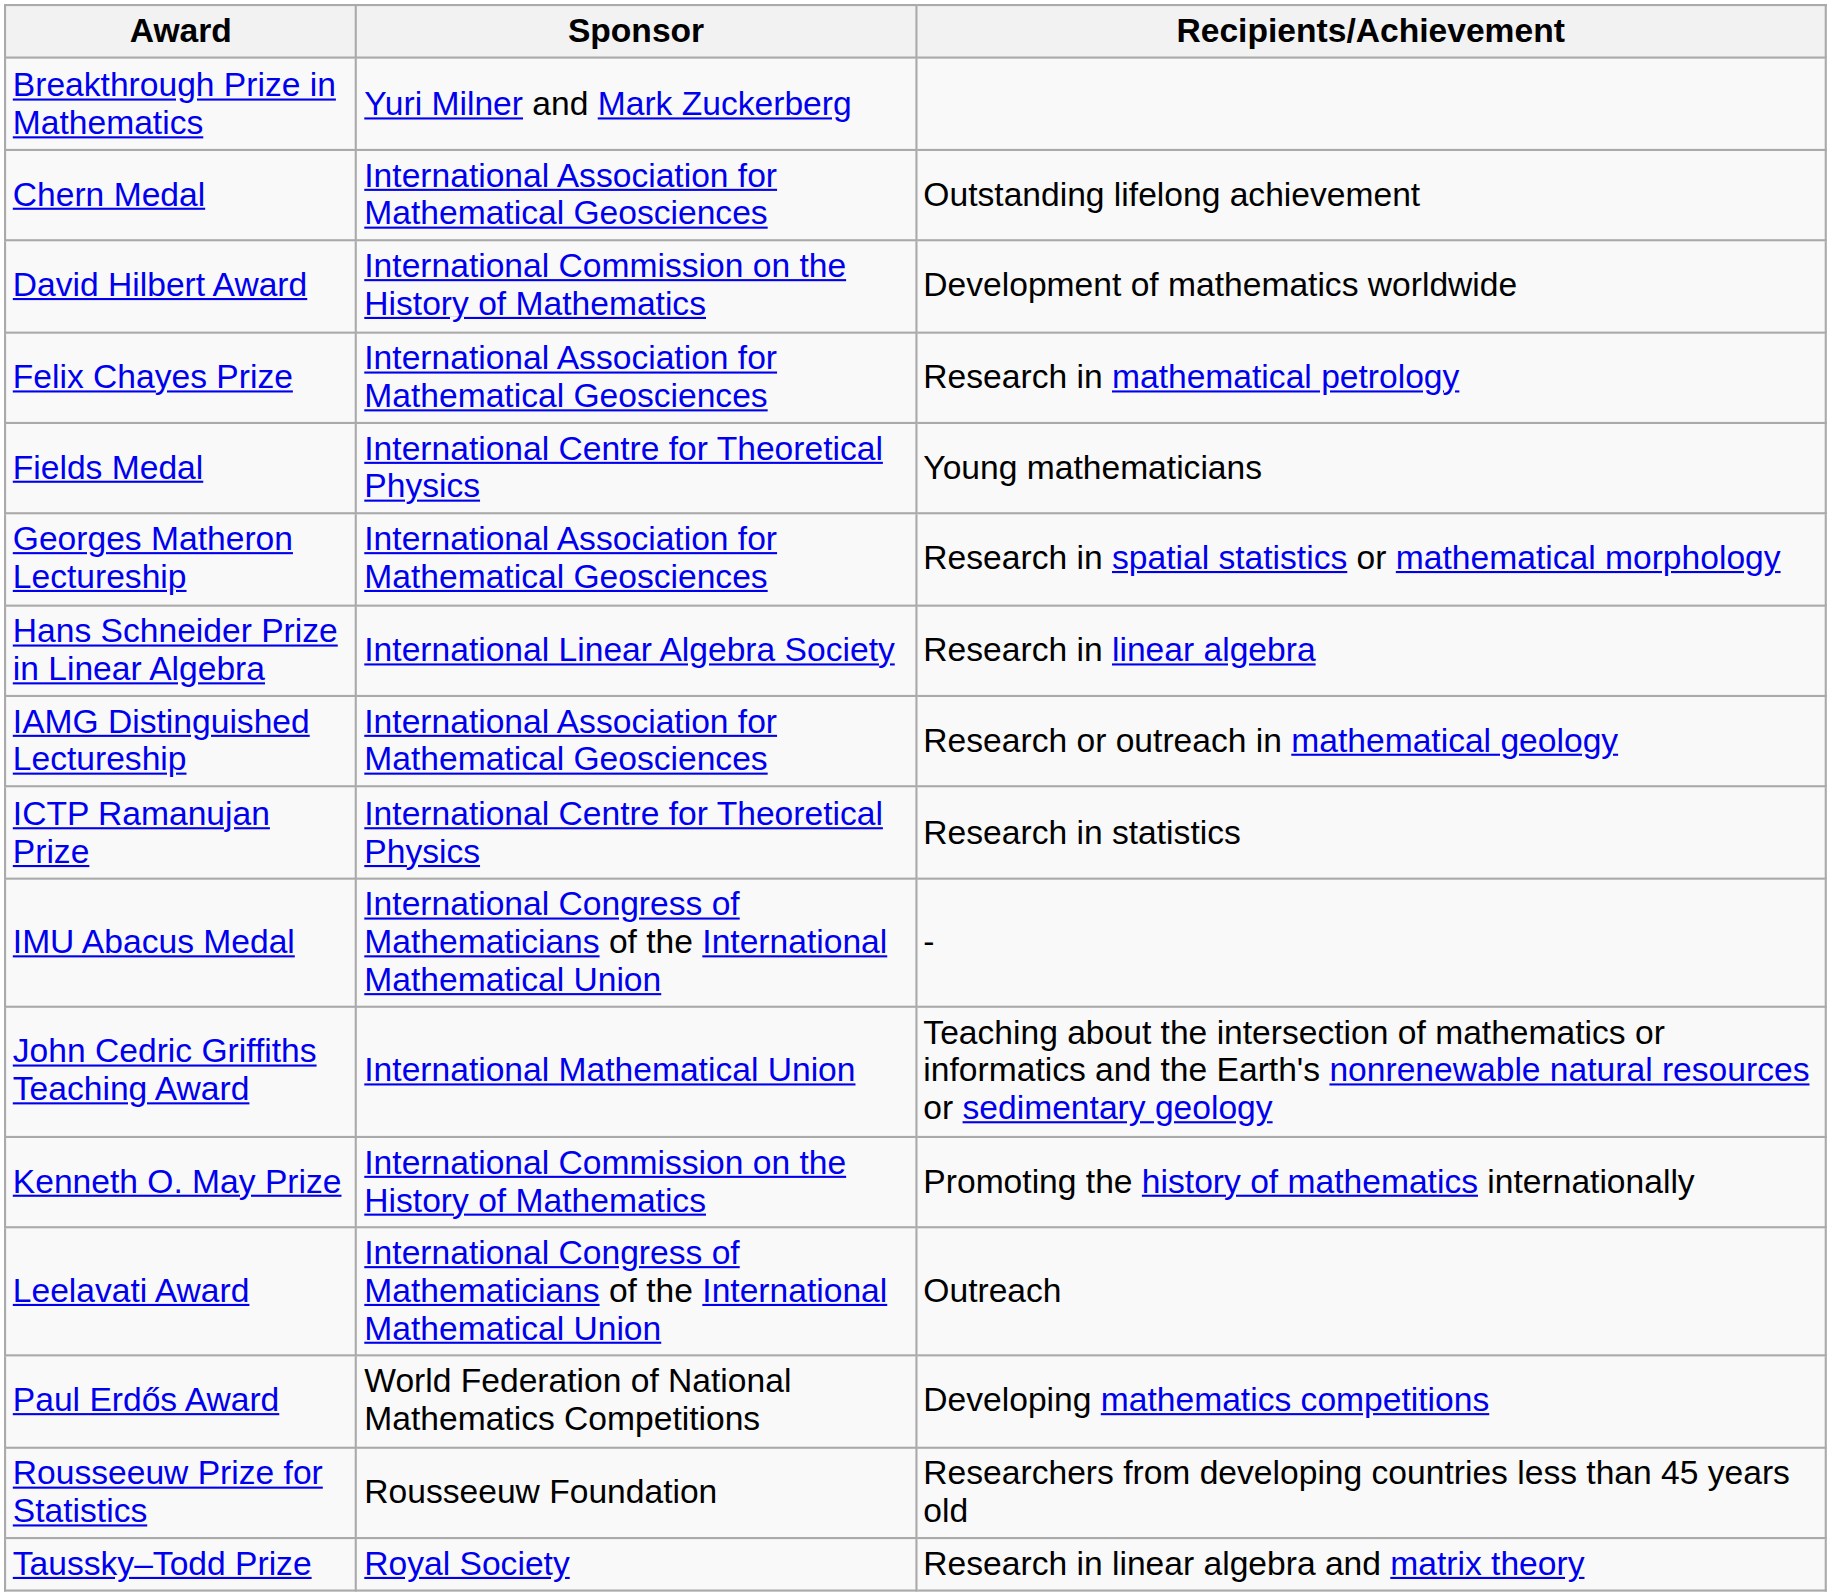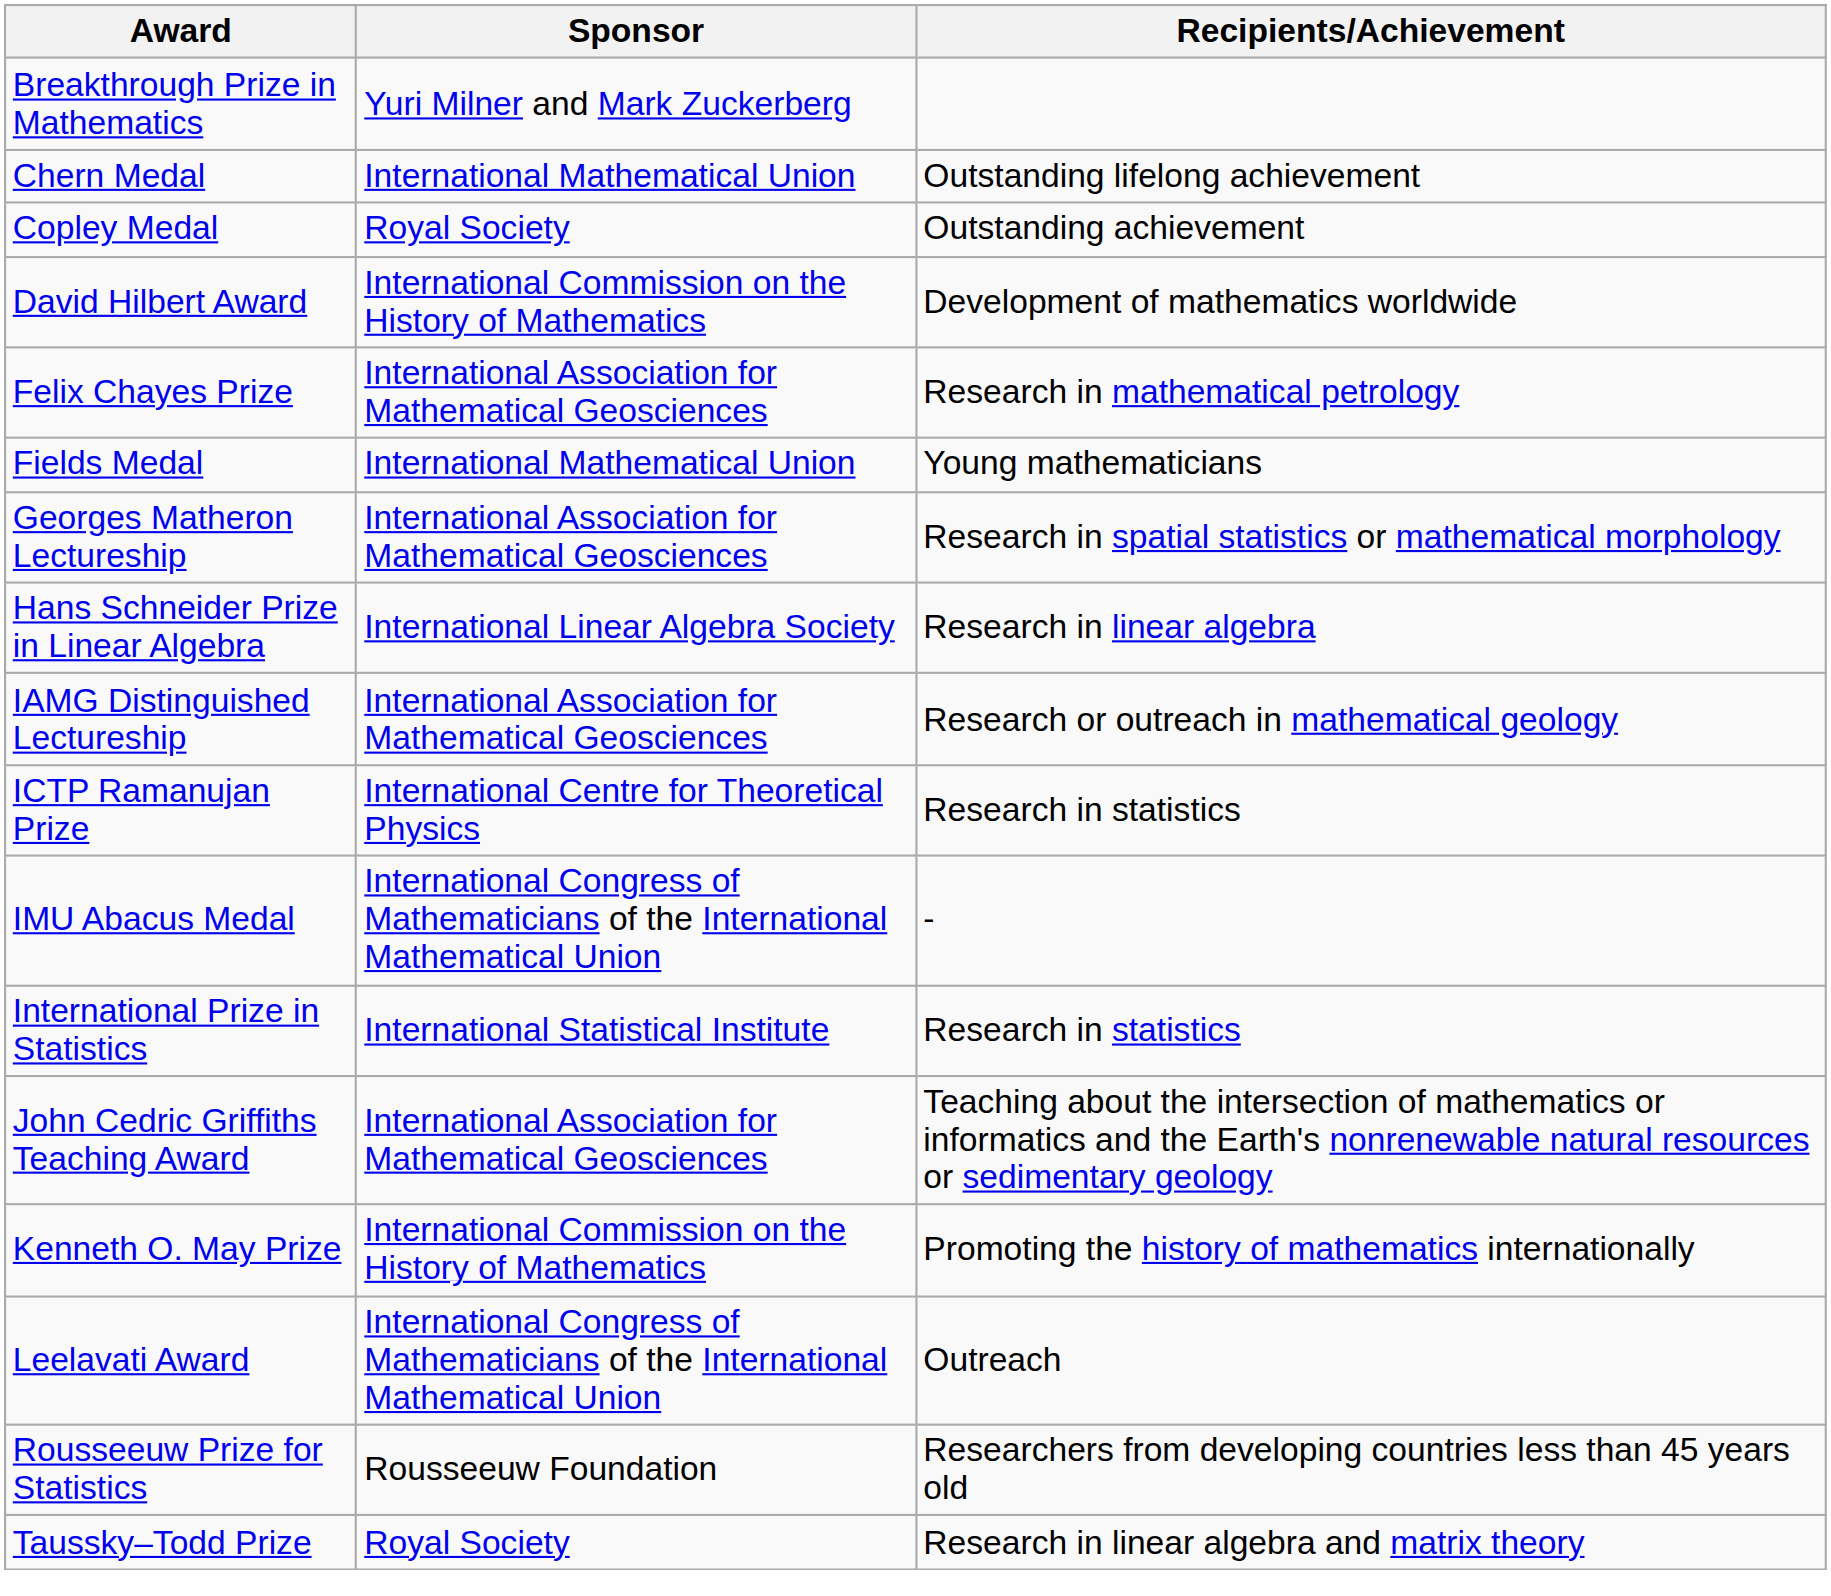(571, 194) International Association for Mathematical Geosciences -> (610, 175) International Mathematical Union
+ row: (116, 228)
(624, 467) International Centre for Theoretical Physics -> (610, 464) International Mathematical Union
+ row: (166, 1029)
(610, 1070) International Mathematical Union -> (571, 1139) International Association for Mathematical Geosciences
- row: (146, 1400)
